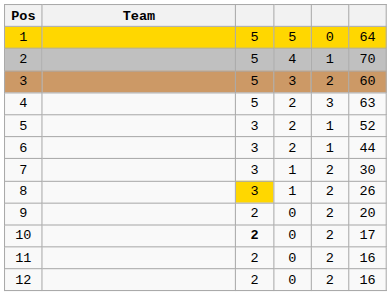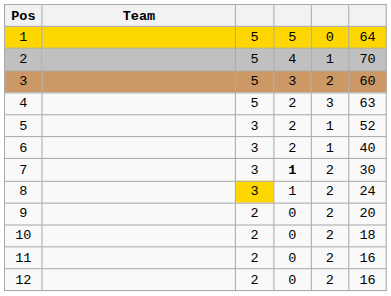(368, 148) 44 -> (368, 148) 40
(292, 170) normal -> (292, 170) bold
(368, 192) 26 -> (368, 192) 24
(255, 236) bold -> (255, 236) normal
(368, 236) 17 -> (368, 236) 18
